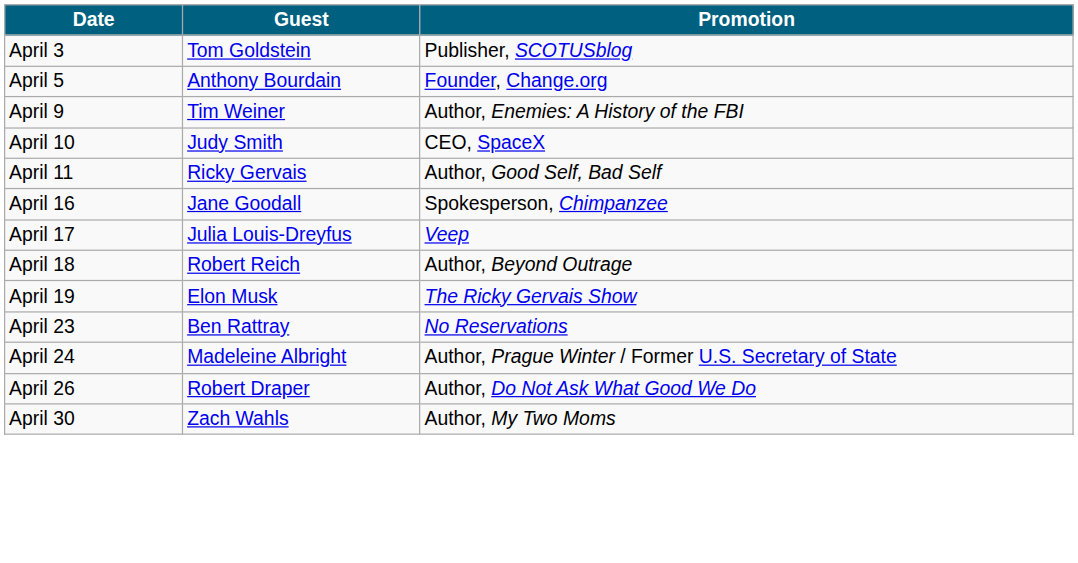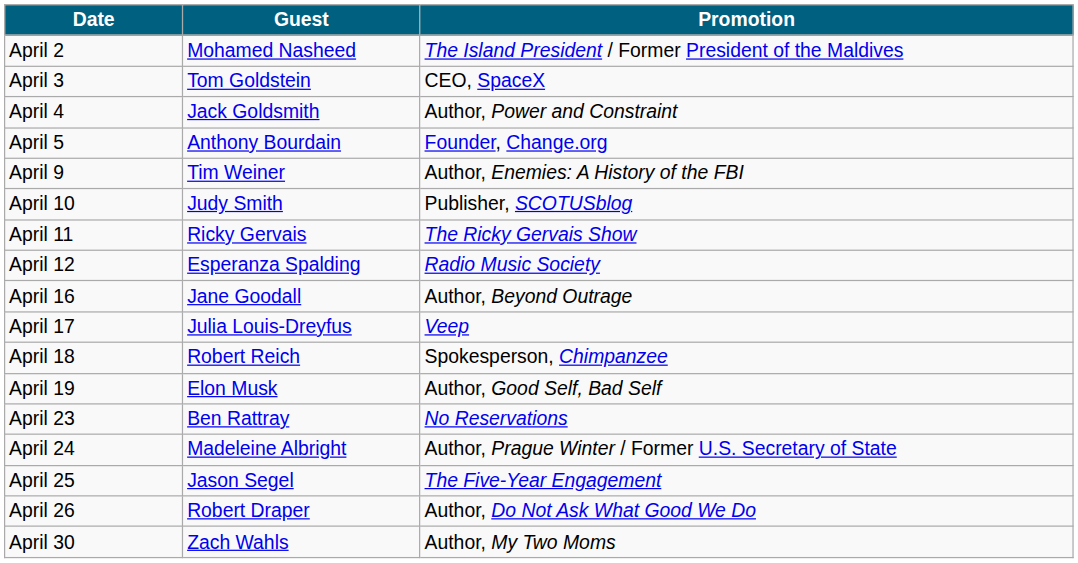+ row: (37, 50)
(528, 50) Publisher, SCOTUSblog -> (485, 81) CEO, SpaceX
+ row: (37, 111)
(485, 142) CEO, SpaceX -> (528, 204) Publisher, SCOTUSblog
(543, 173) Author, Good Self, Bad Self -> (531, 234) The Ricky Gervais Show
+ row: (42, 265)
(546, 204) Spokesperson, Chimpanzee -> (528, 296) Author, Beyond Outrage
(528, 265) Author, Beyond Outrage -> (546, 357) Spokesperson, Chimpanzee
(531, 296) The Ricky Gervais Show -> (543, 388) Author, Good Self, Bad Self
+ row: (42, 480)
